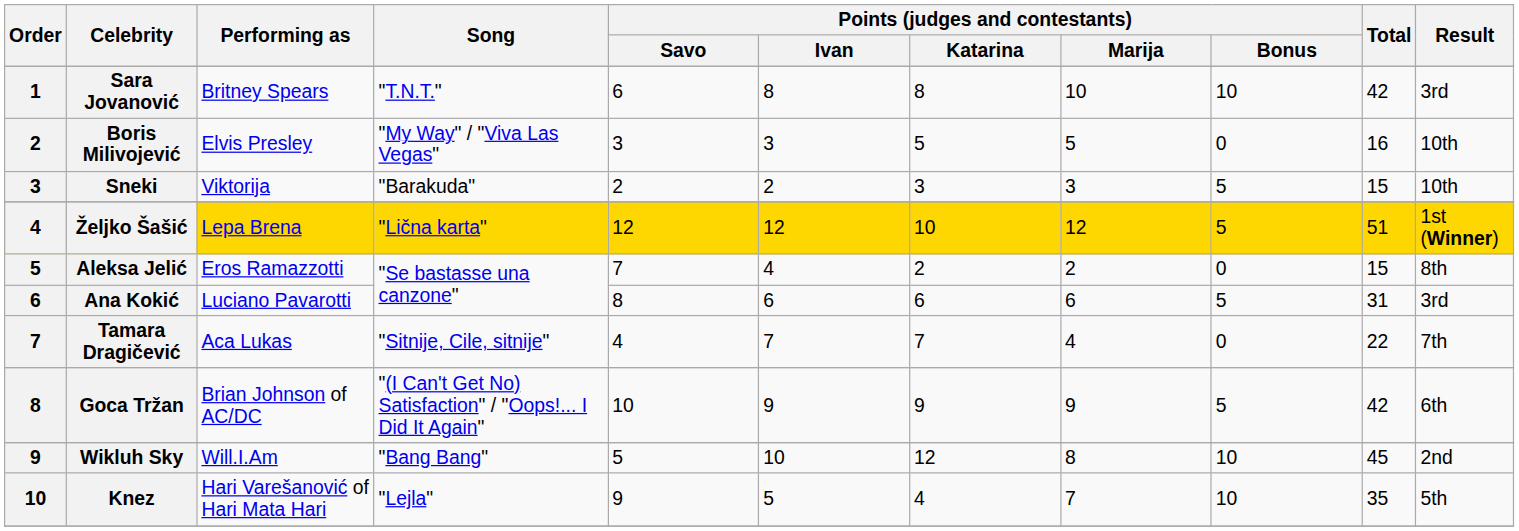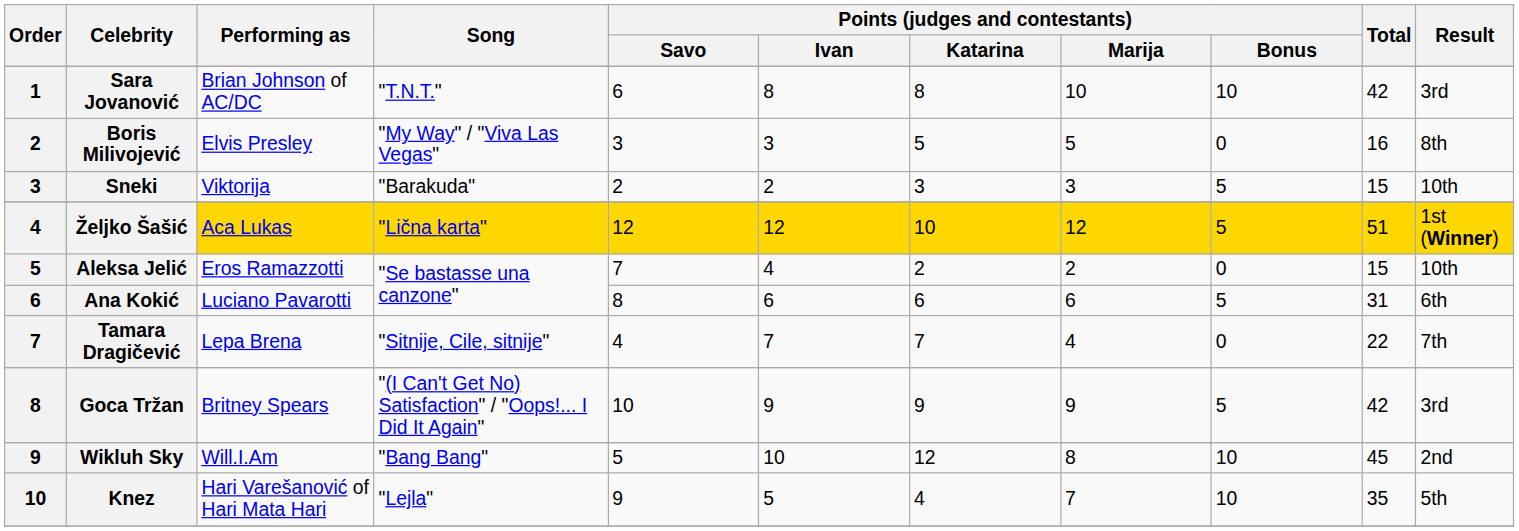(265, 92) Britney Spears -> (274, 92) Brian Johnson of AC/DC
(1439, 144) 10th -> (1434, 144) 8th
(251, 227) Lepa Brena -> (247, 227) Aca Lukas
(1434, 269) 8th -> (1439, 269) 10th
(1434, 300) 3rd -> (1434, 300) 6th
(247, 341) Aca Lukas -> (251, 341) Lepa Brena
(274, 405) Brian Johnson of AC/DC -> (265, 405) Britney Spears
(1434, 405) 6th -> (1434, 405) 3rd
